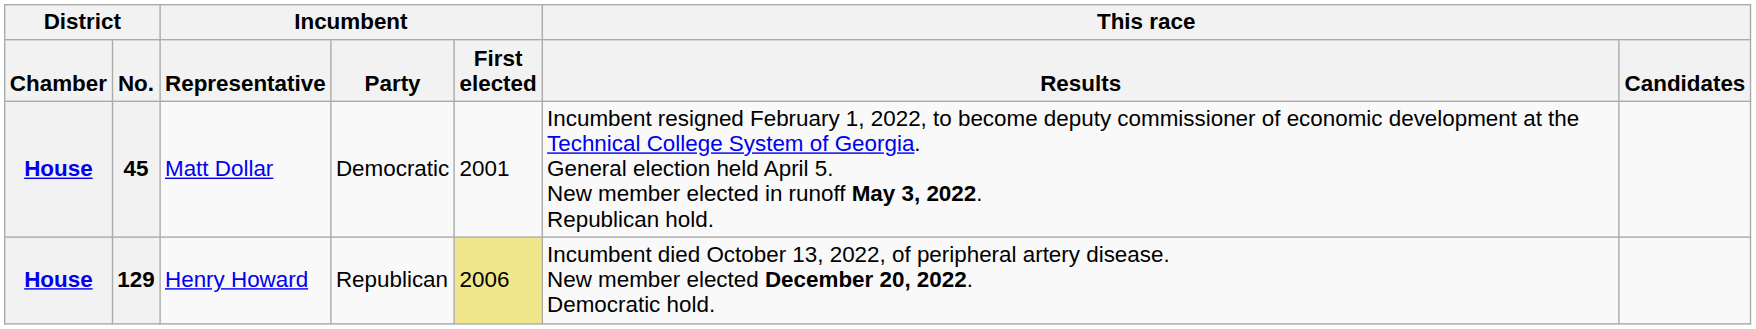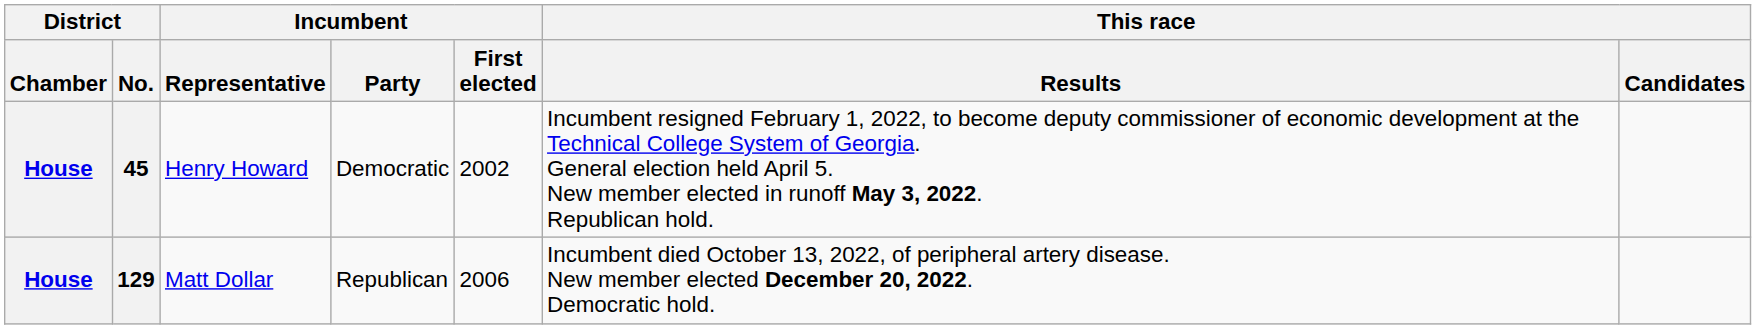(219, 168) Matt Dollar -> (237, 168) Henry Howard
(484, 168) 2001 -> (484, 168) 2002
(237, 280) Henry Howard -> (219, 280) Matt Dollar
(484, 280) khaki background -> (484, 280) no background
